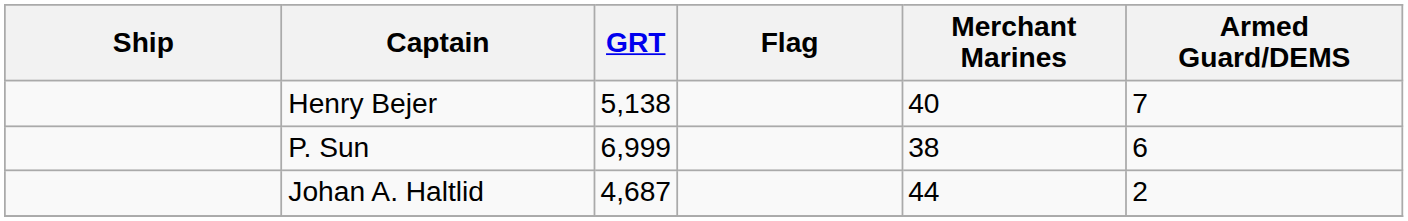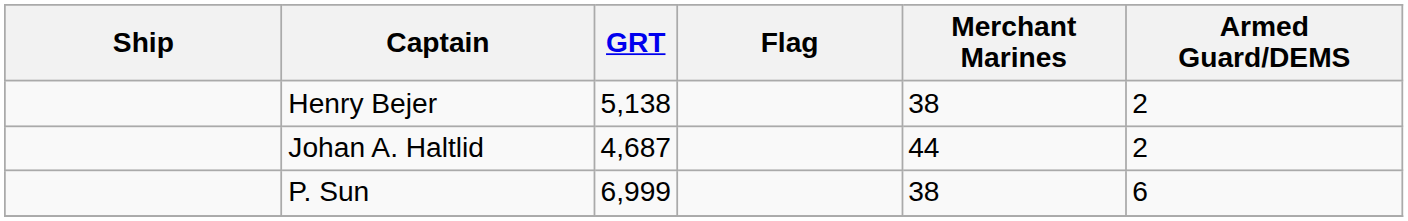(924, 103) 40 -> (924, 103) 38
(1140, 103) 7 -> (1140, 103) 2
rows swapped: (386, 192) <-> (329, 147)
